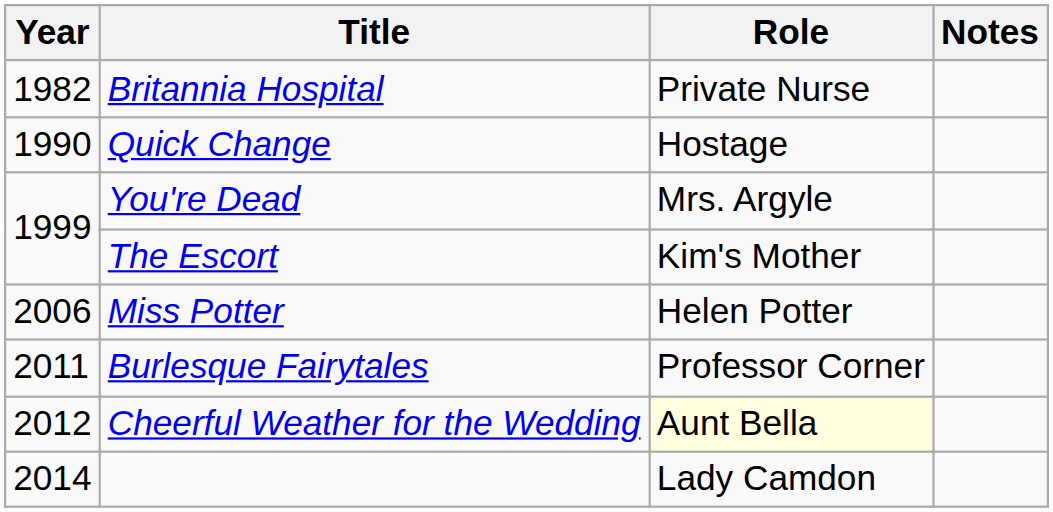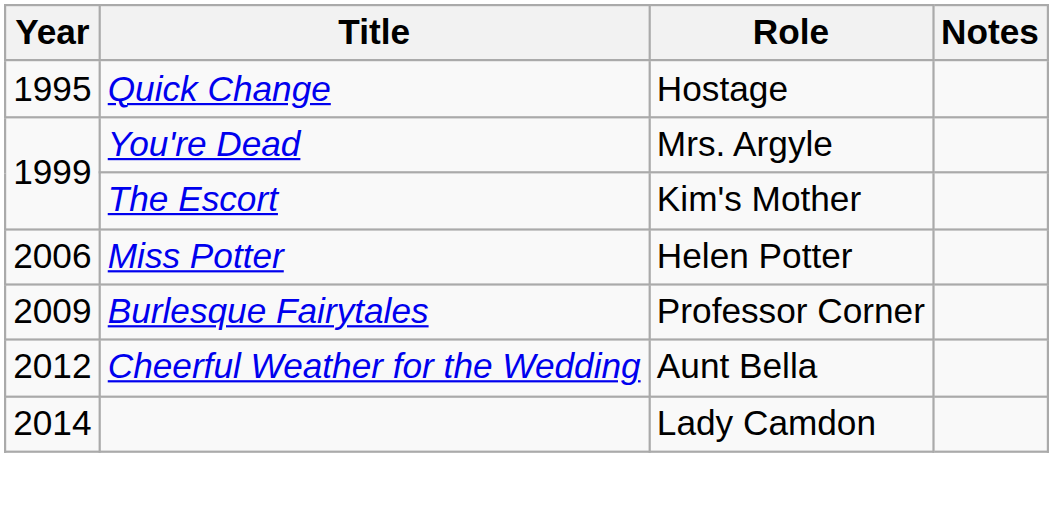- row: (246, 88)
(52, 144) 1990 -> (52, 88) 1995
(51, 367) 2011 -> (52, 311) 2009
(737, 423) lightyellow background -> (737, 367) no background
